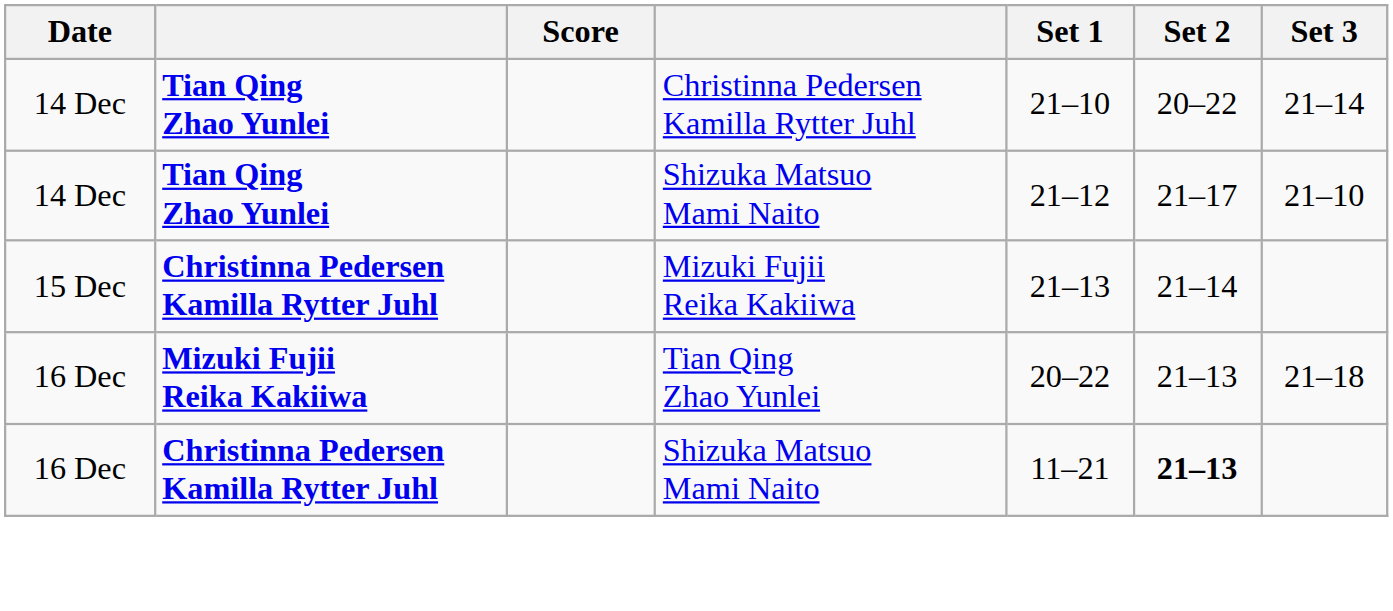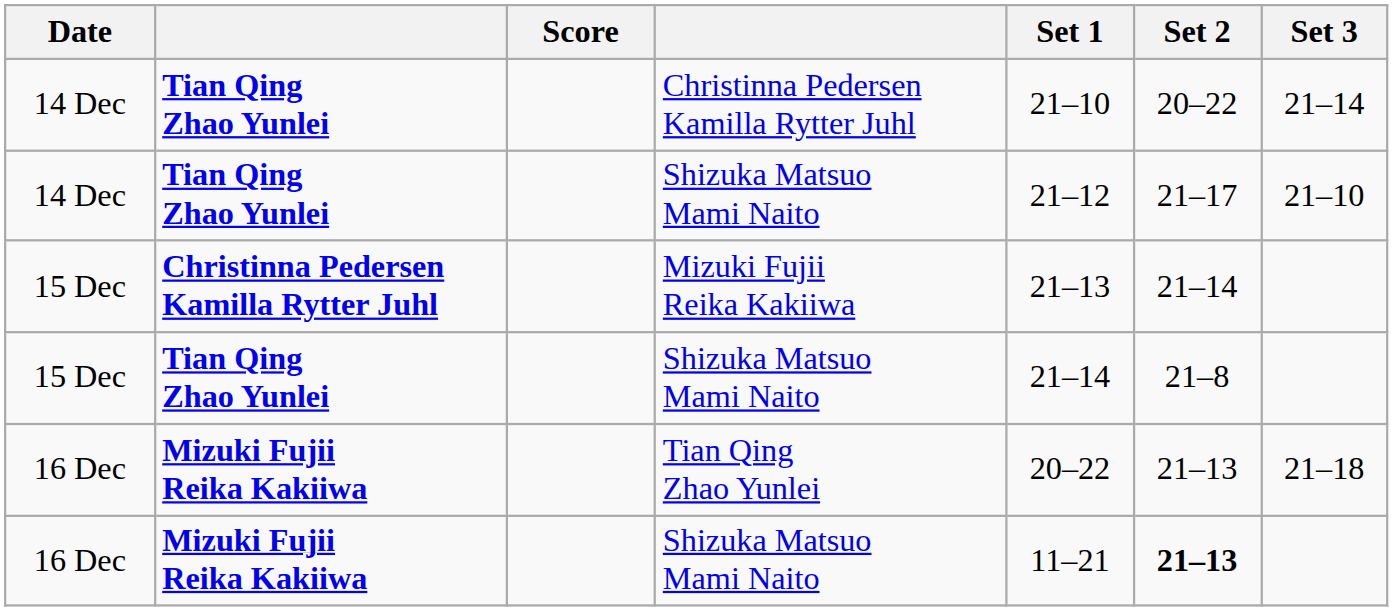+ row: (80, 377)
(303, 468) Christinna Pedersen Kamilla Rytter Juhl -> (265, 560) Mizuki Fujii Reika Kakiiwa
